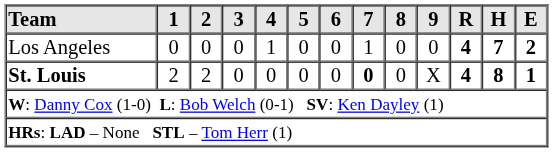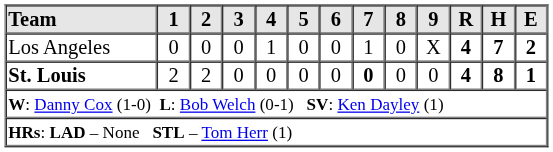(433, 47) 0 -> (433, 47) X
(433, 75) X -> (433, 75) 0
